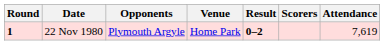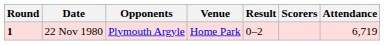(254, 31) bold -> (254, 31) normal
(365, 31) 7,619 -> (365, 31) 6,719
